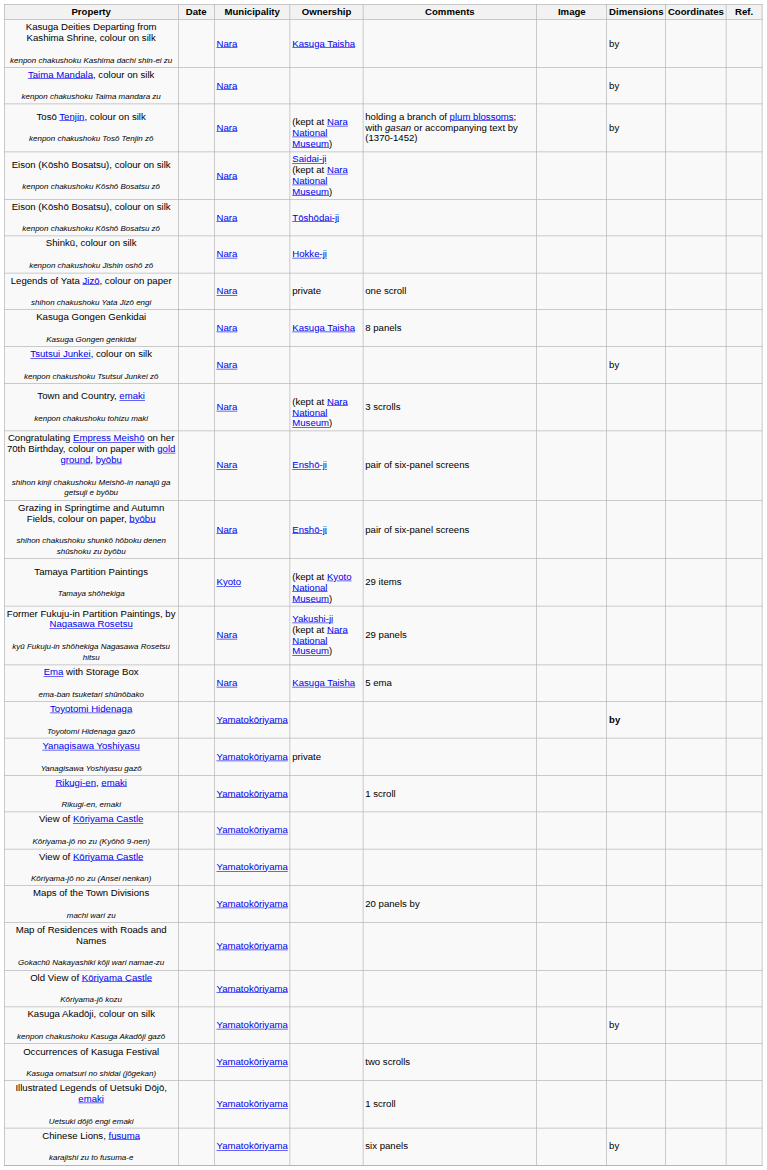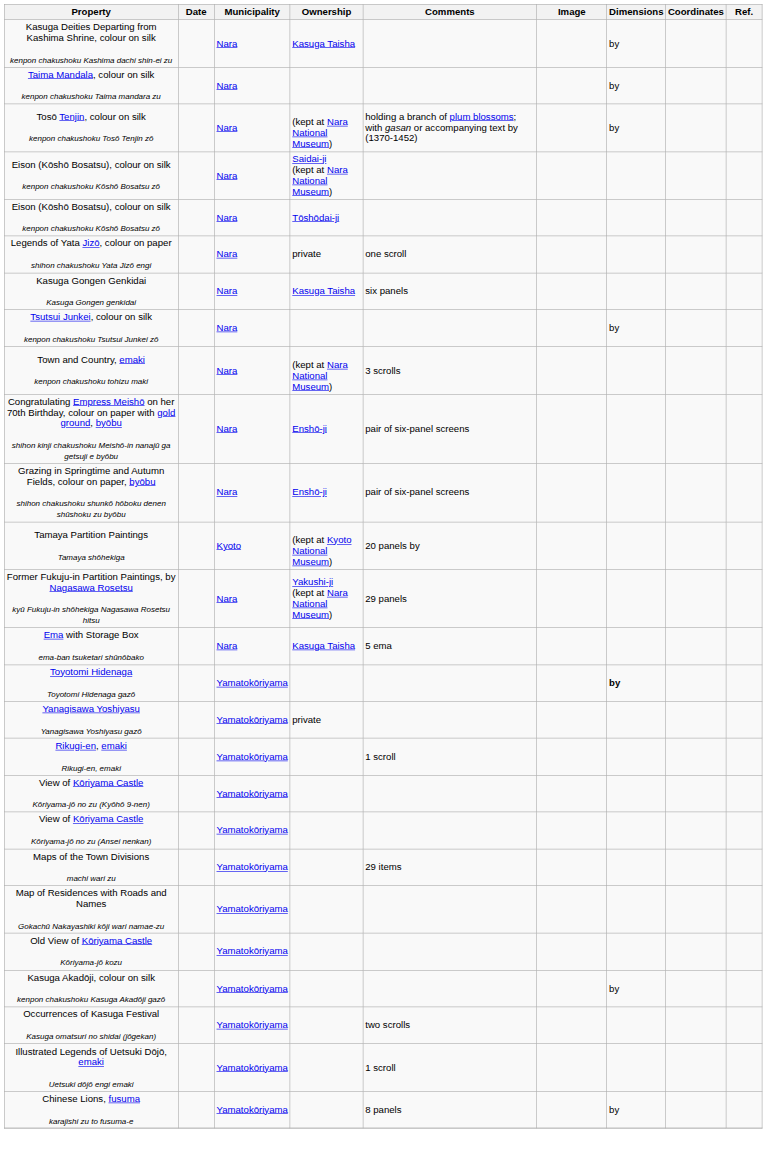- row: (91, 254)
(383, 328) 8 panels -> (387, 291) six panels
(383, 582) 29 items -> (392, 545) 20 panels by
(392, 904) 20 panels by -> (383, 867) 29 items
(387, 1146) six panels -> (383, 1109) 8 panels
